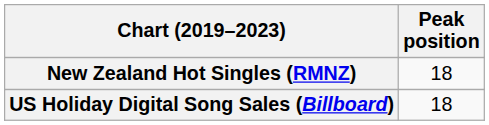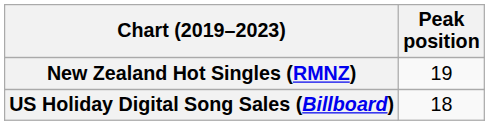(441, 73) 18 -> (441, 73) 19
